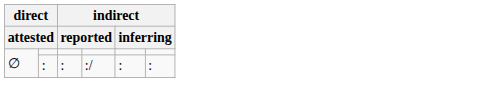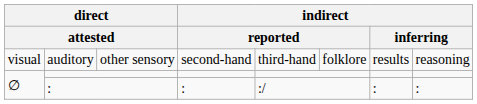+ row: (71, 59)
